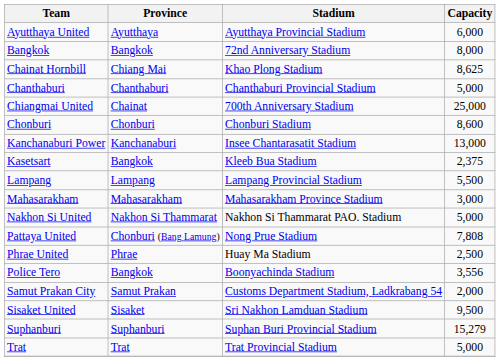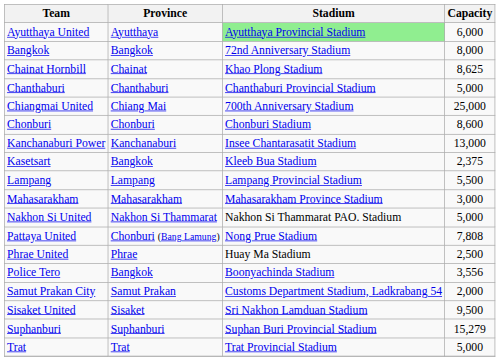(295, 32) no background -> (295, 32) lightgreen background
(138, 69) Chiang Mai -> (129, 69) Chainat
(129, 106) Chainat -> (138, 106) Chiang Mai
